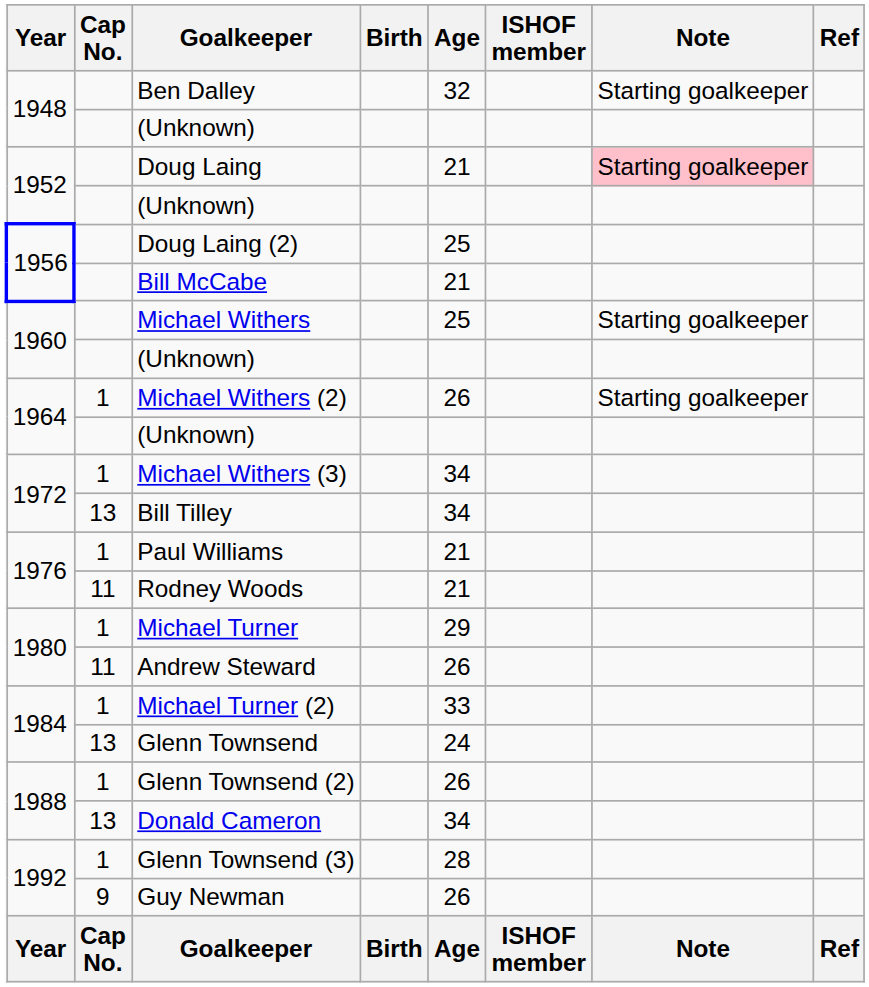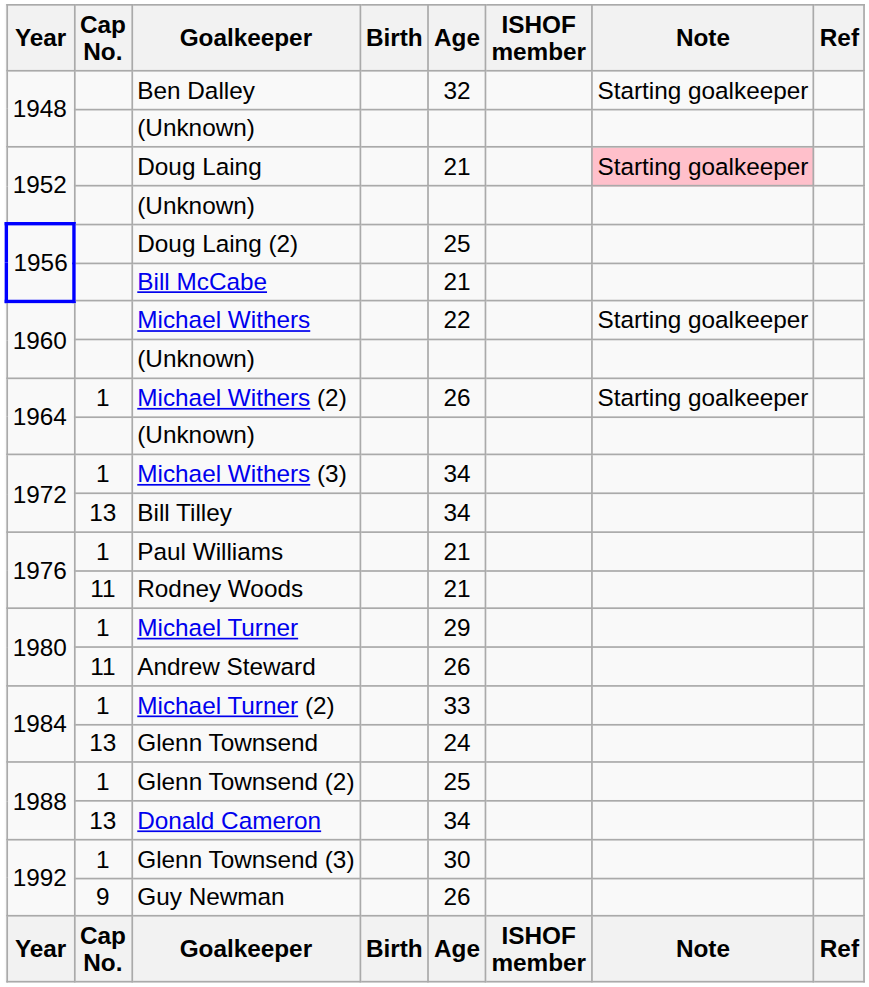(457, 321) 25 -> (457, 321) 22
(457, 782) 26 -> (457, 782) 25
(457, 859) 28 -> (457, 859) 30
